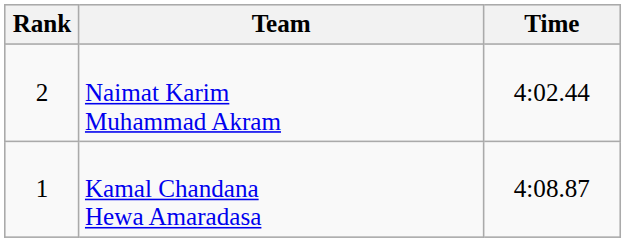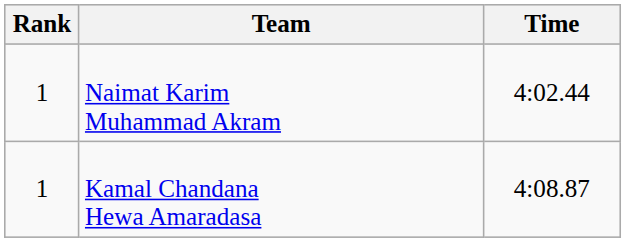(42, 92) 2 -> (42, 92) 1
